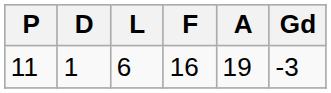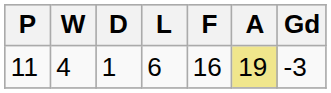+ column: (73, 25)
(237, 66) no background -> (253, 66) khaki background
